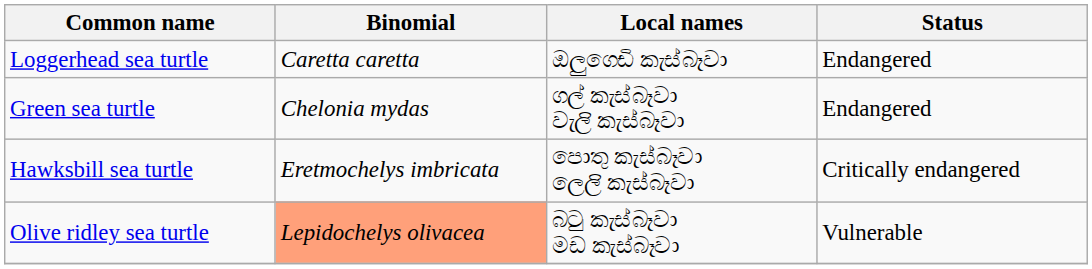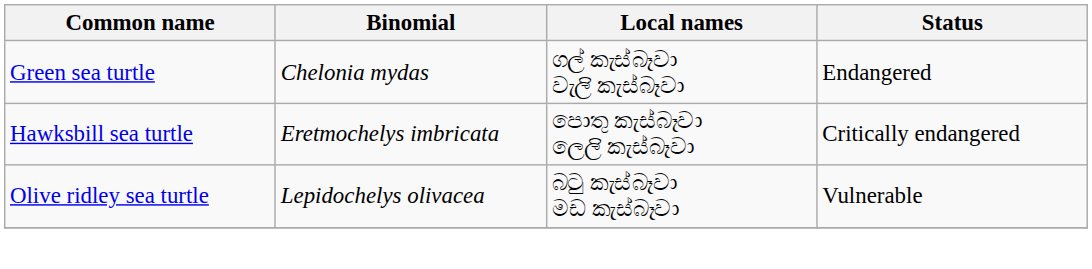- row: (109, 58)
(383, 232) lightsalmon background -> (383, 195) no background
